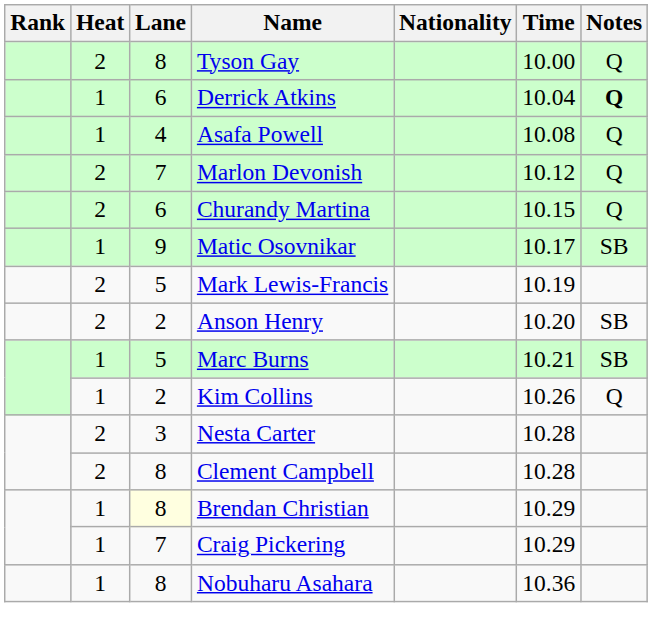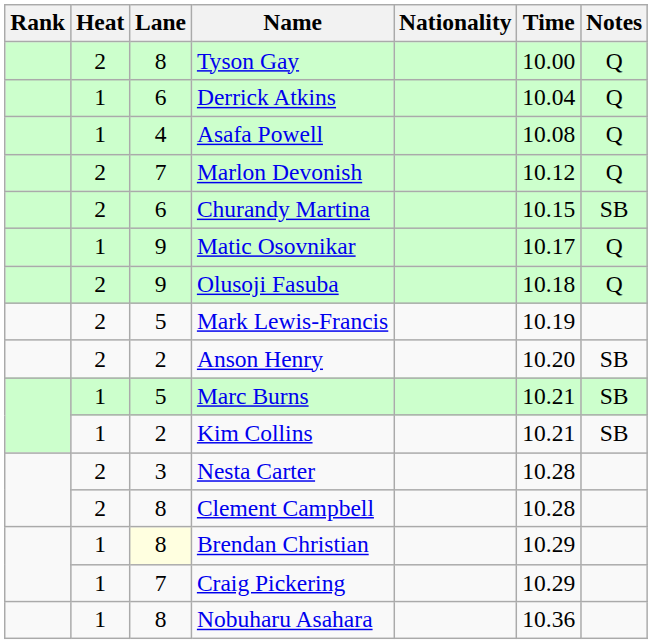(614, 97) bold -> (614, 97) normal
(614, 209) Q -> (614, 209) SB
(614, 246) SB -> (614, 246) Q
+ row: (268, 284)
(549, 396) 10.26 -> (549, 433) 10.21
(614, 396) Q -> (614, 433) SB
